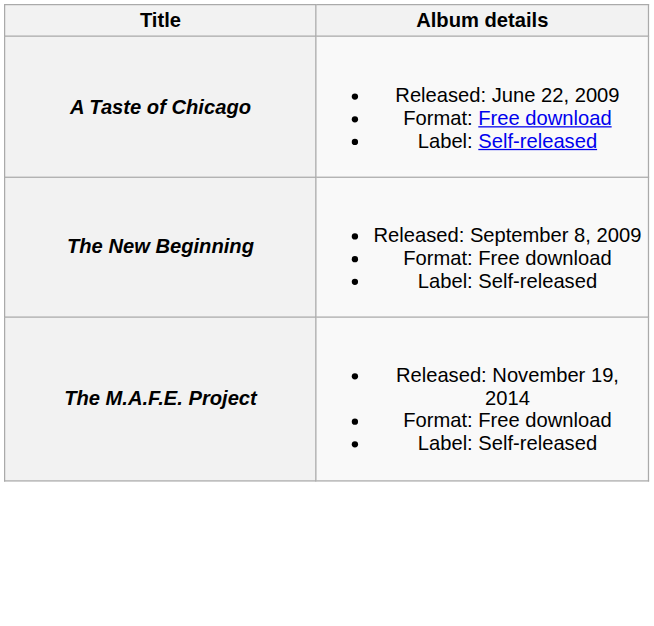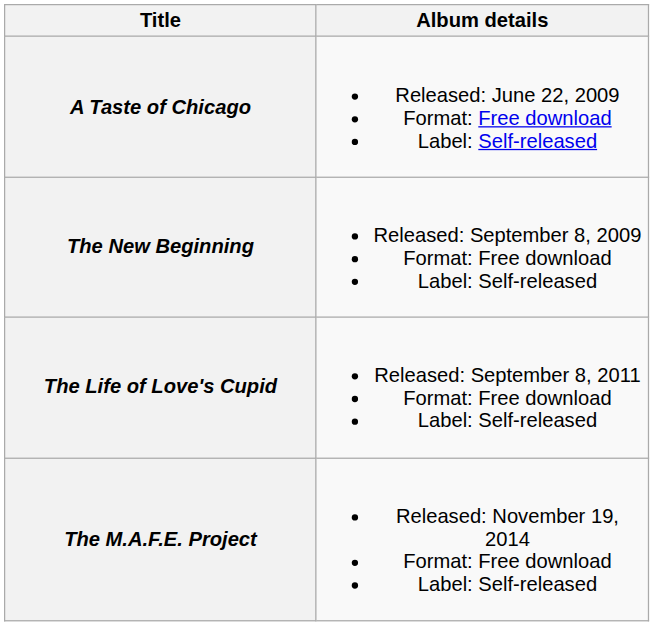+ row: (160, 387)
